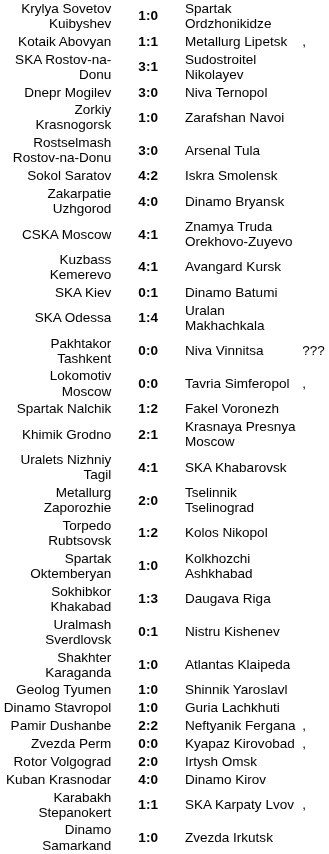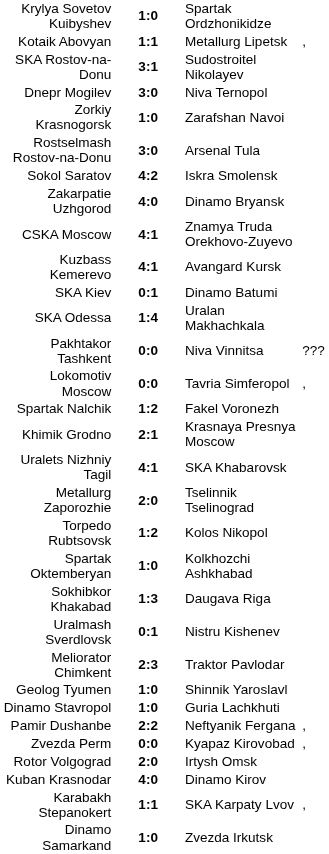- row: (78, 664)
+ row: (81, 664)
